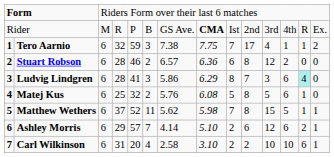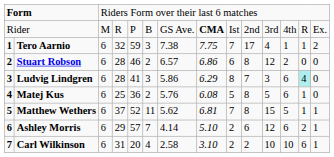(208, 62) 6.36 -> (208, 62) 6.86
(135, 95) 32 -> (135, 95) 36
(208, 111) 5.98 -> (208, 111) 6.81
